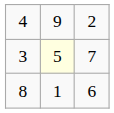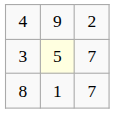(92, 90) 6 -> (92, 90) 7
